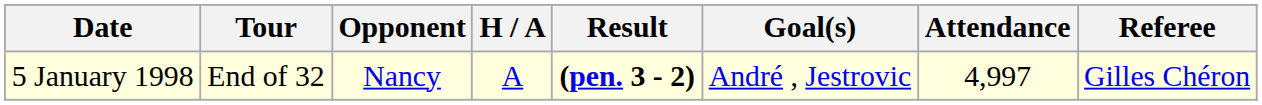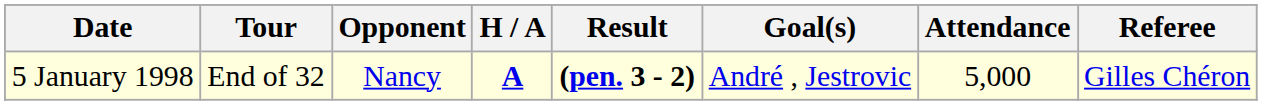(513, 75) normal -> (513, 75) bold
(998, 75) 4,997 -> (998, 75) 5,000
